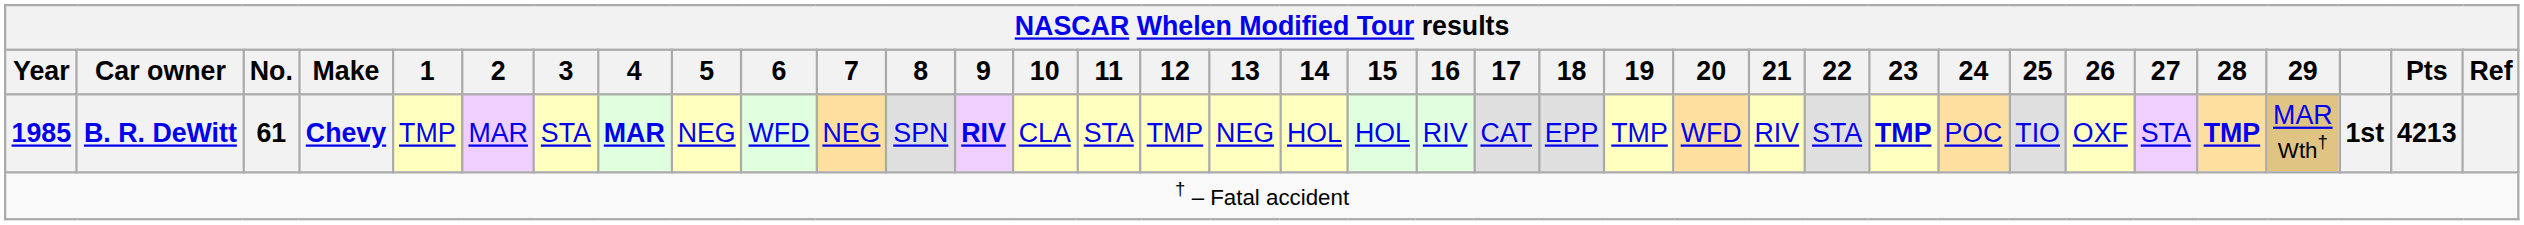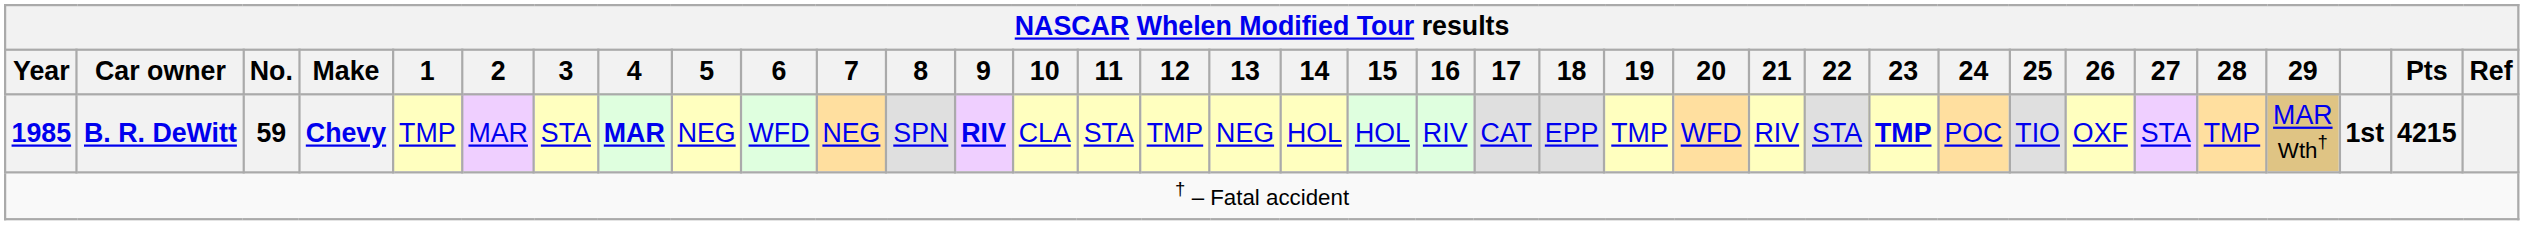(271, 132) 61 -> (271, 132) 59
(2232, 132) bold -> (2232, 132) normal
(2427, 132) 4213 -> (2427, 132) 4215
